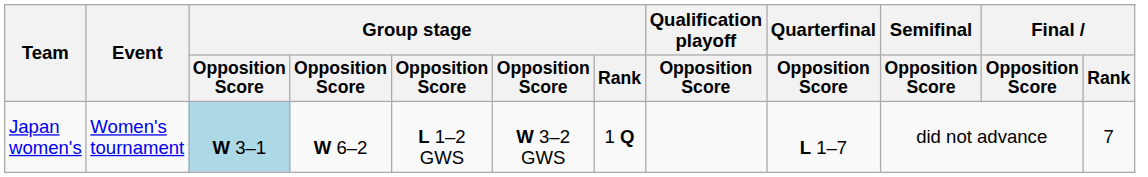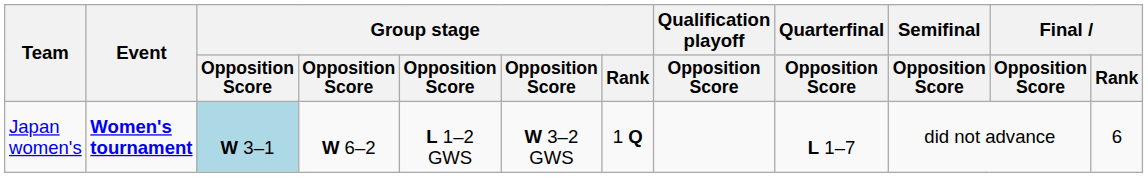(137, 137) normal -> (141, 137) bold
(1109, 137) 7 -> (1117, 137) 6
